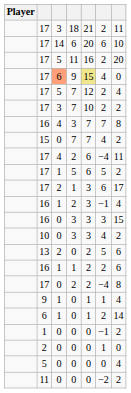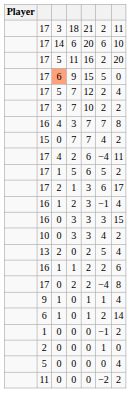(88, 76) khaki background -> (88, 76) no background
(104, 76) 4 -> (104, 76) 5
(119, 252) 6 -> (119, 252) 4
